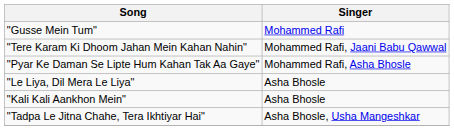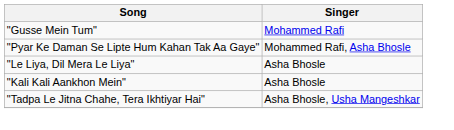- row: (127, 47)
